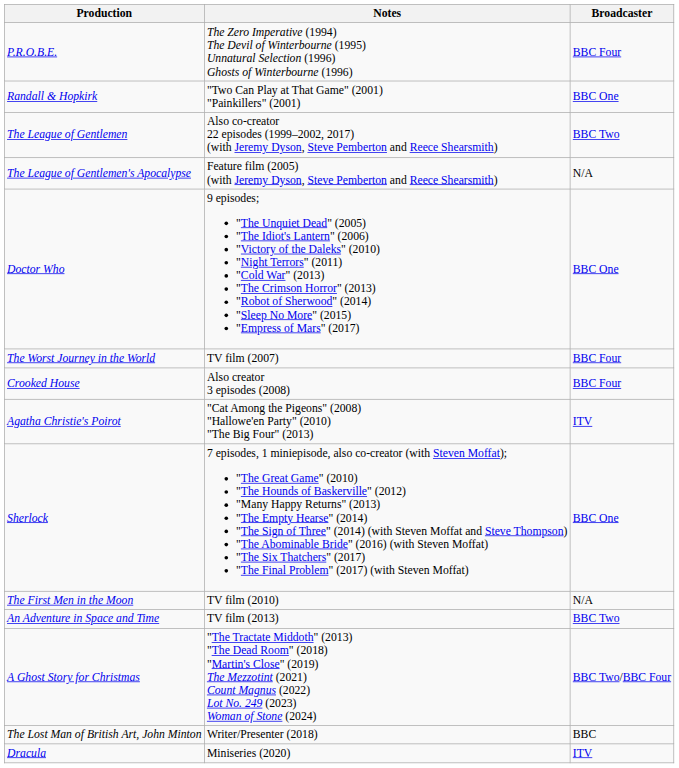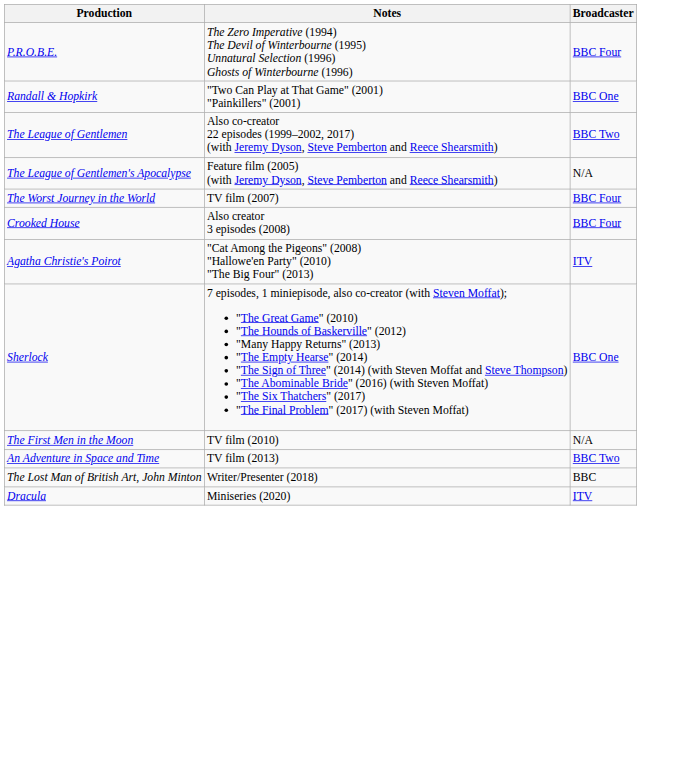- row: (36, 269)
- row: (73, 676)
